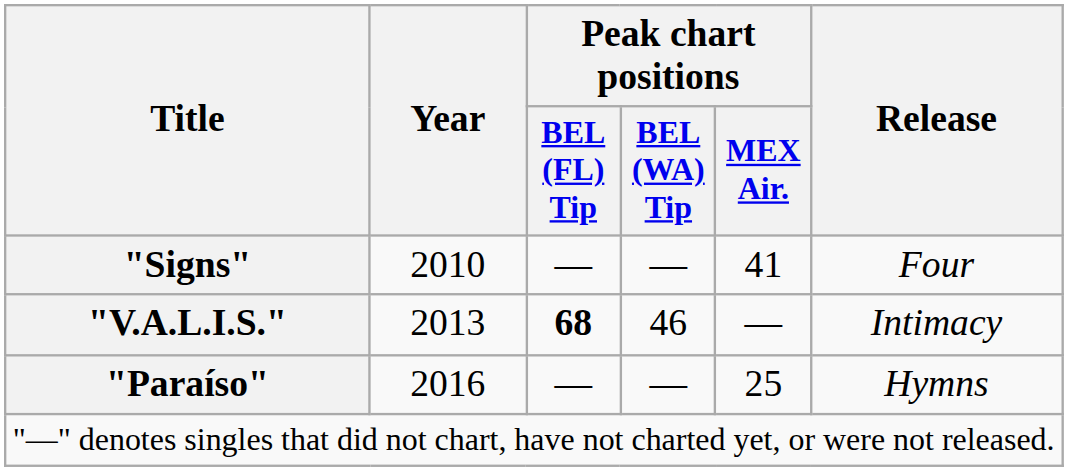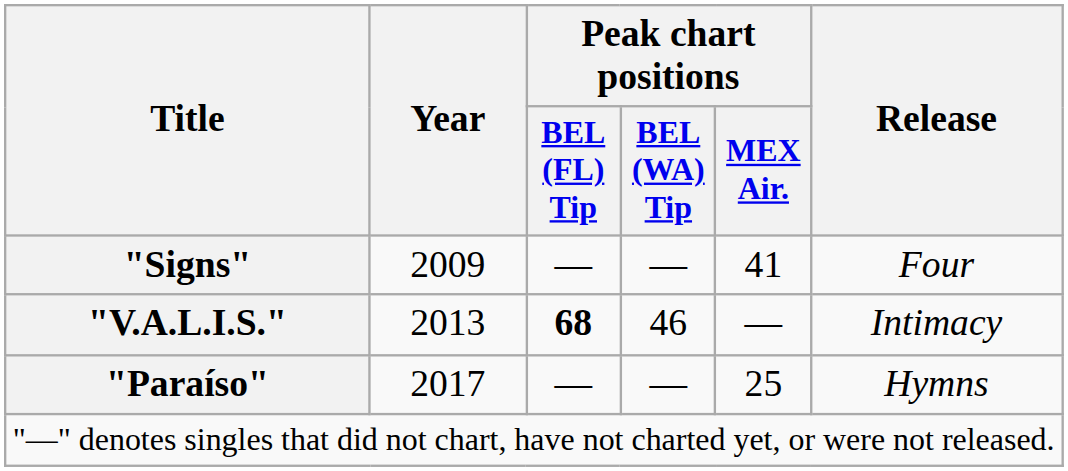(448, 264) 2010 -> (448, 264) 2009
(448, 383) 2016 -> (448, 383) 2017
